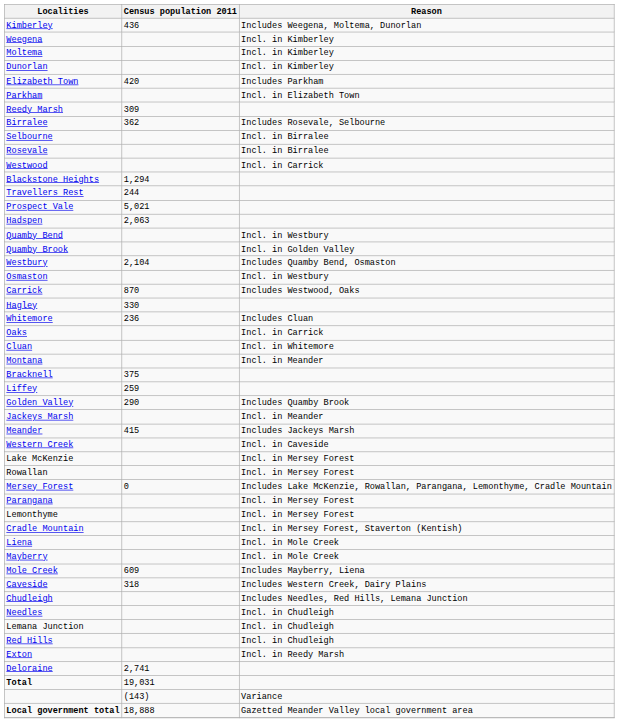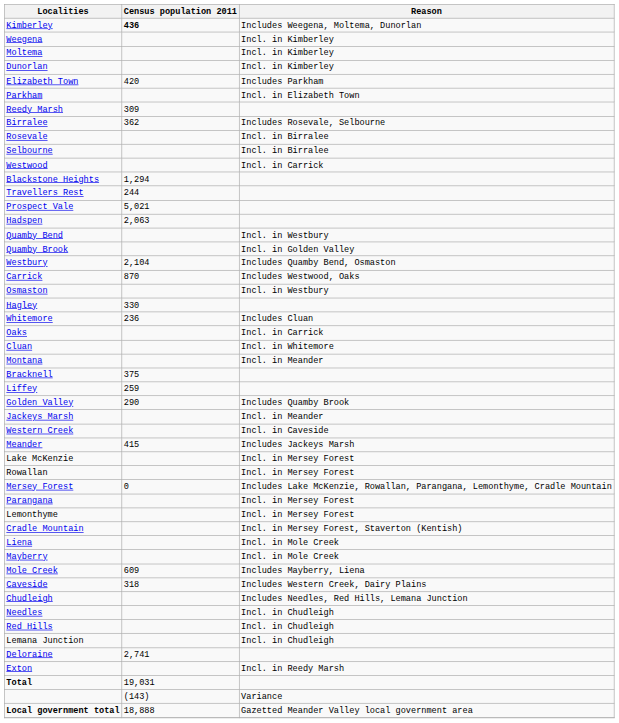(131, 25) normal -> (131, 25) bold
rows swapped: (27, 151) <-> (30, 137)
rows swapped: (27, 277) <-> (24, 291)
rows swapped: (24, 431) <-> (40, 445)
rows swapped: (30, 641) <-> (45, 627)
rows swapped: (30, 669) <-> (19, 655)
